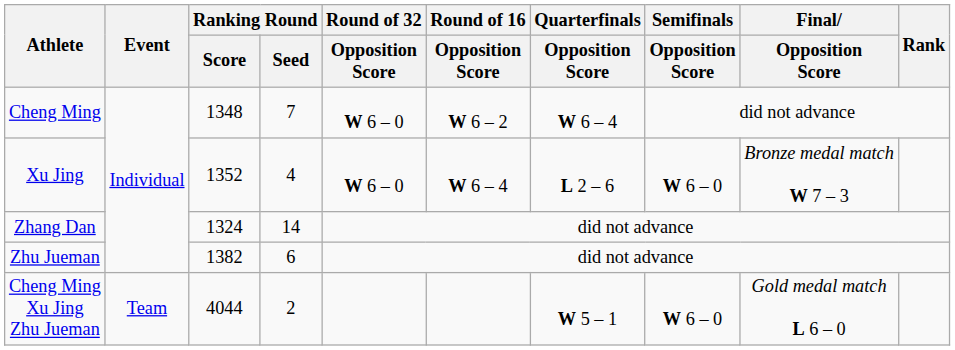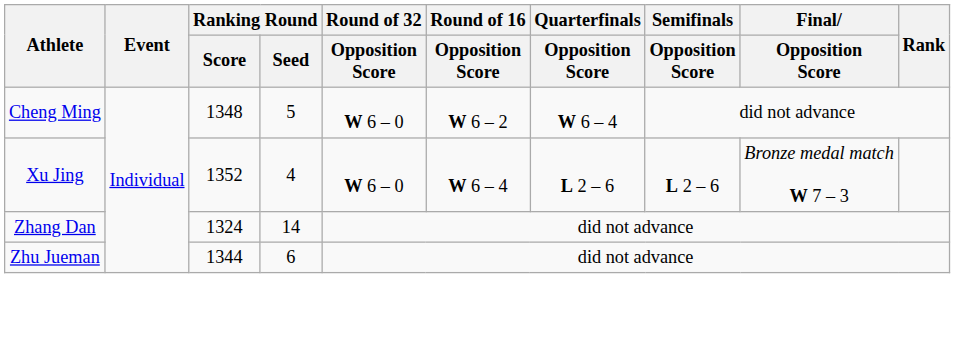(291, 112) 7 -> (291, 112) 5
(693, 186) W 6 – 0 -> (693, 186) L 2 – 6
(224, 257) 1382 -> (224, 257) 1344
- row: (55, 308)
